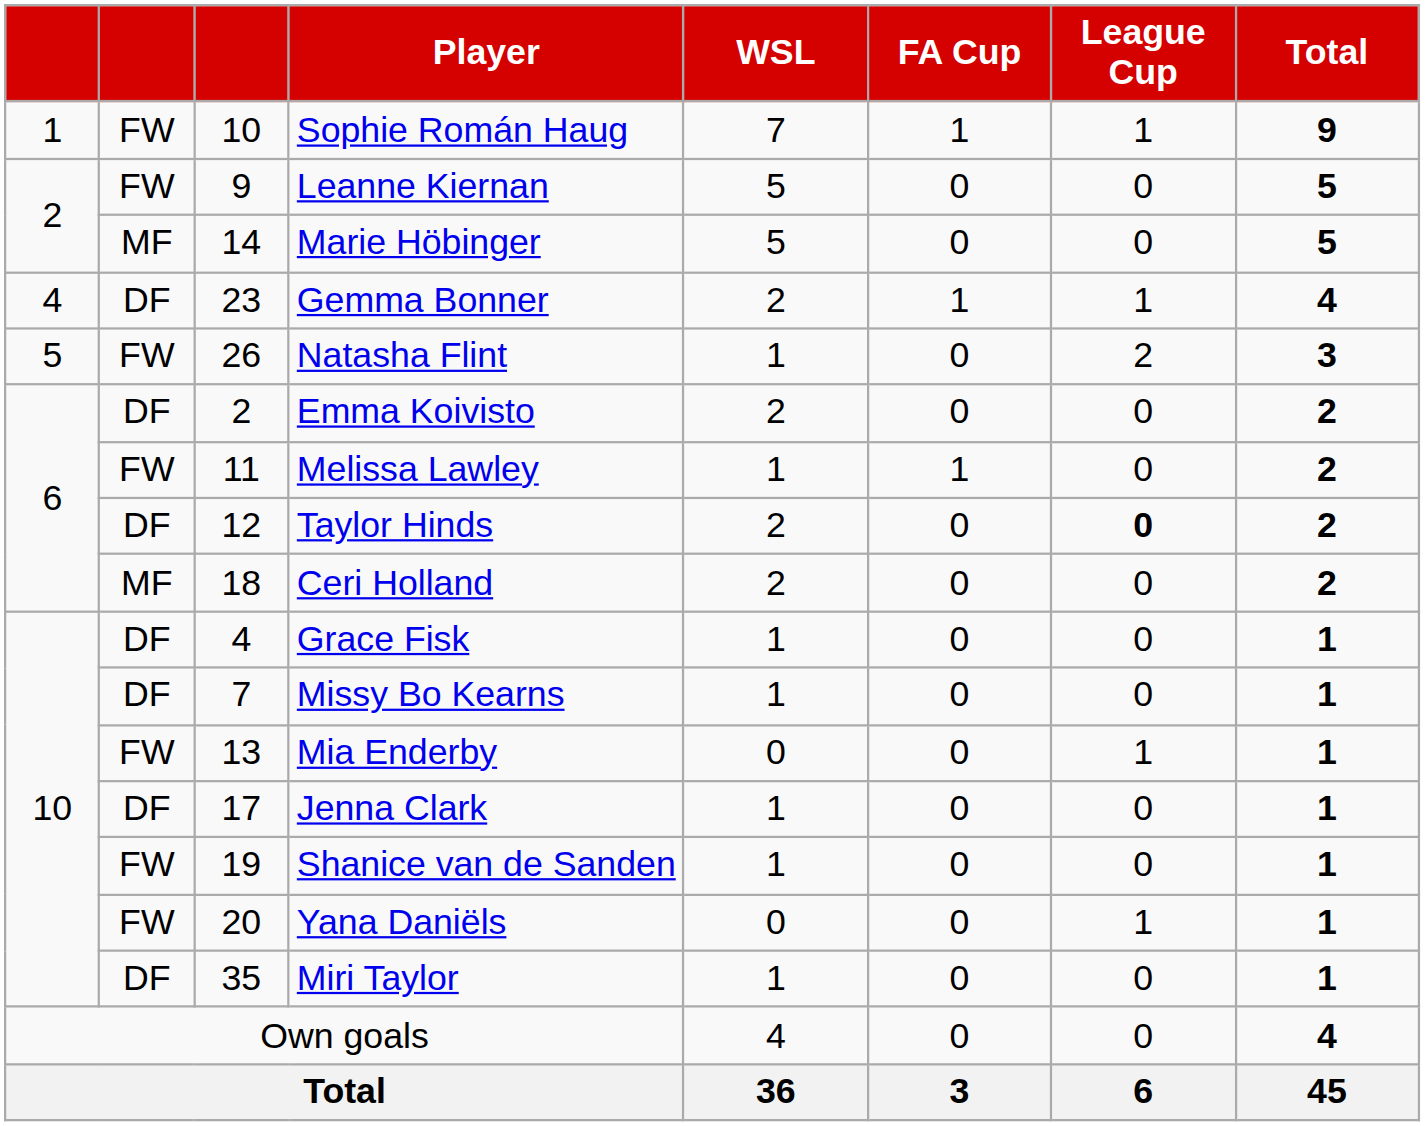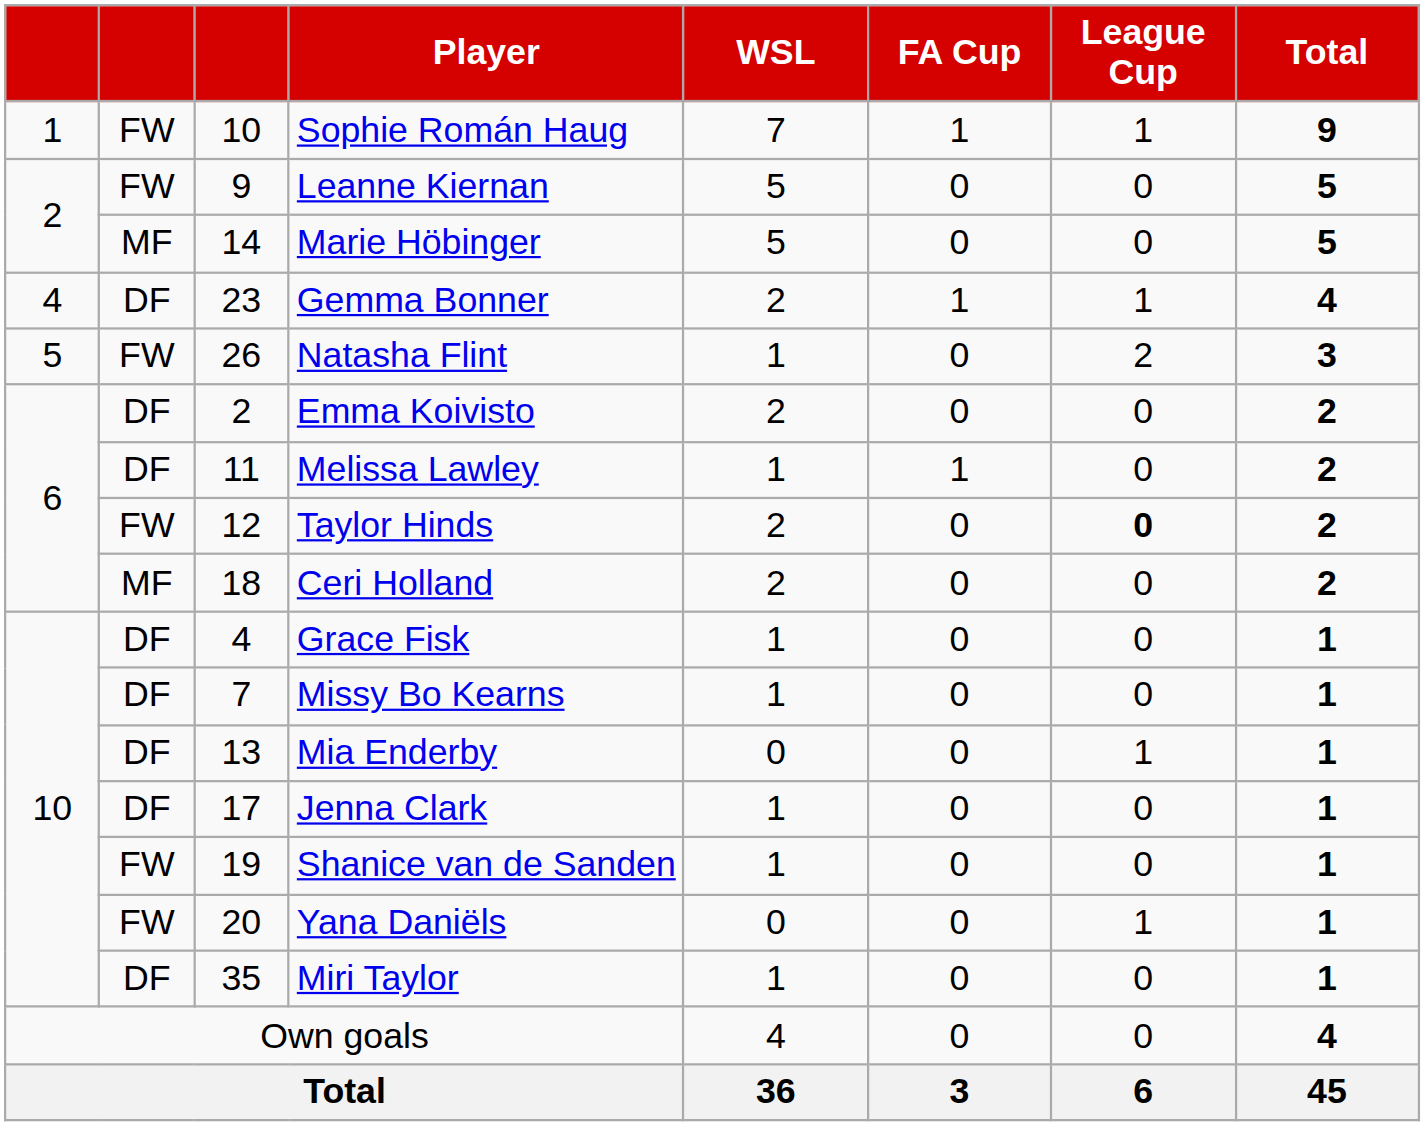(147, 469) FW -> (147, 469) DF
(147, 525) DF -> (147, 525) FW
(147, 751) FW -> (147, 751) DF
